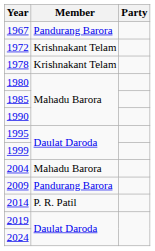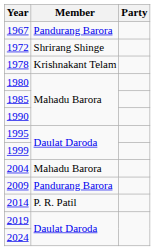(75, 47) Krishnakant Telam -> (69, 47) Shrirang Shinge
